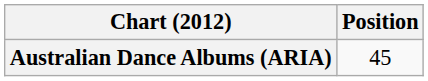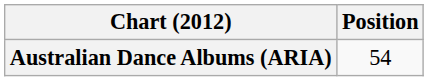(380, 57) 45 -> (380, 57) 54
